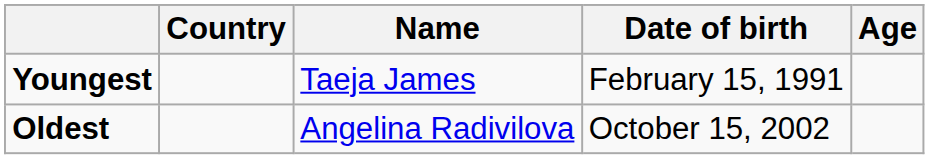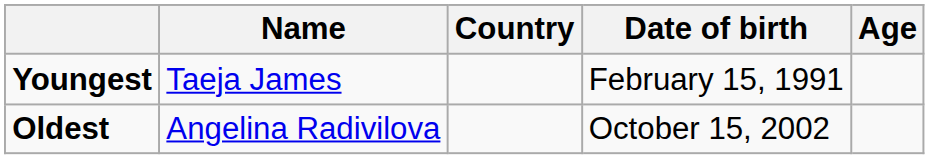columns swapped: (437, 29) <-> (226, 29)
